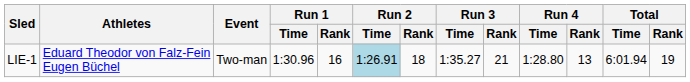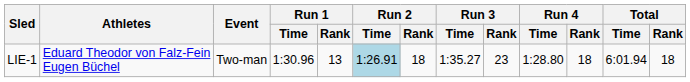(335, 61) 16 -> (335, 61) 13
(501, 61) 21 -> (501, 61) 23
(585, 61) 13 -> (585, 61) 18
(668, 61) 19 -> (668, 61) 18
